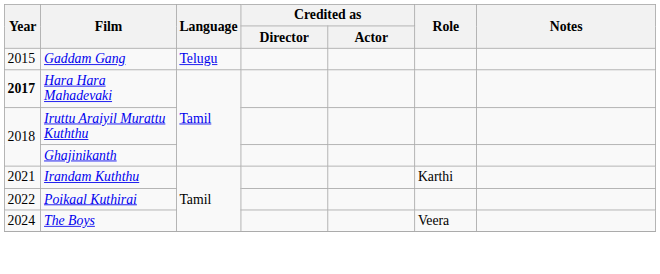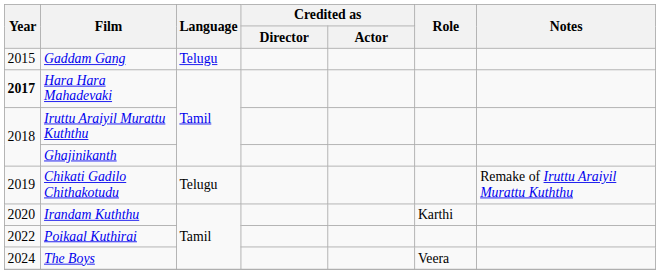+ row: (85, 185)
(21, 177) 2021 -> (21, 214) 2020
